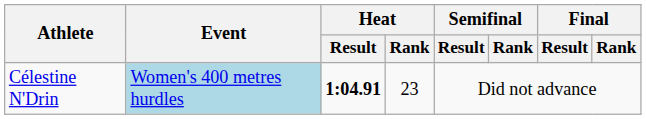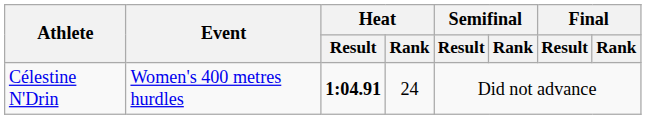(206, 88) lightblue background -> (206, 88) no background
(410, 88) 23 -> (410, 88) 24
